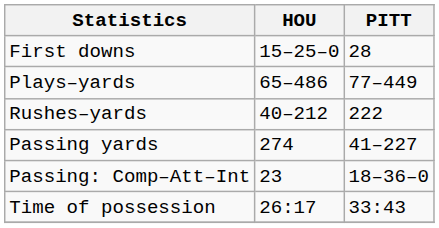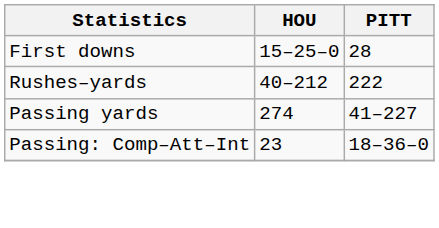- row: (72, 83)
- row: (113, 207)
